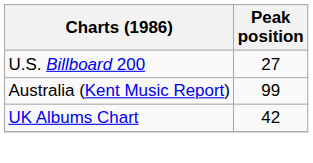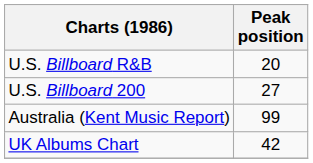+ row: (80, 63)
